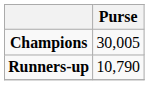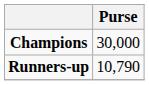(118, 42) 30,005 -> (118, 42) 30,000
